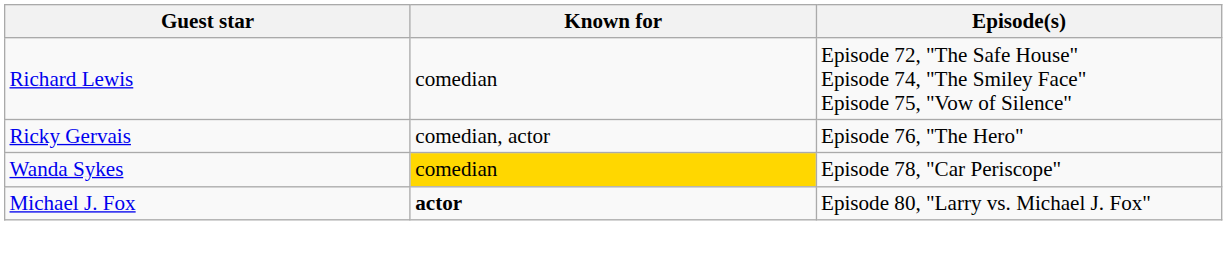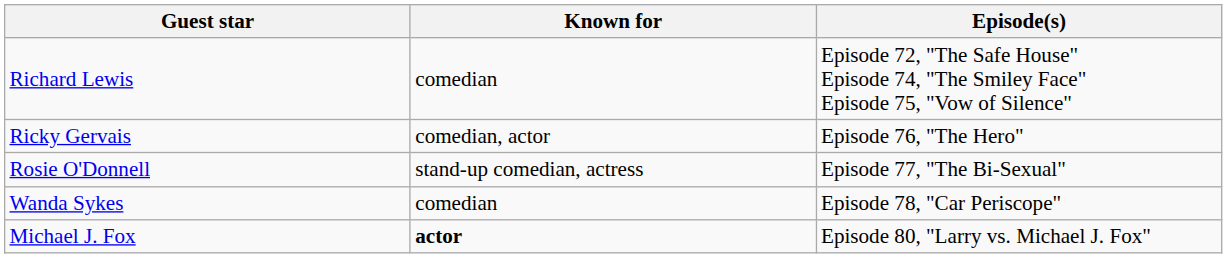+ row: (80, 169)
(456, 169) gold background -> (456, 202) no background
